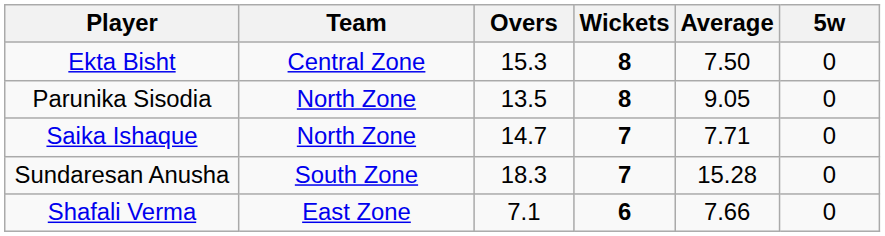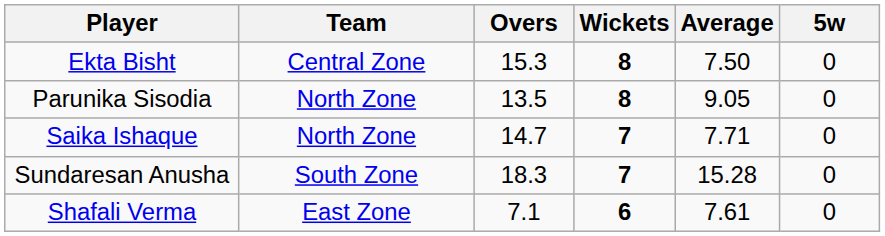(727, 212) 7.66 -> (727, 212) 7.61
